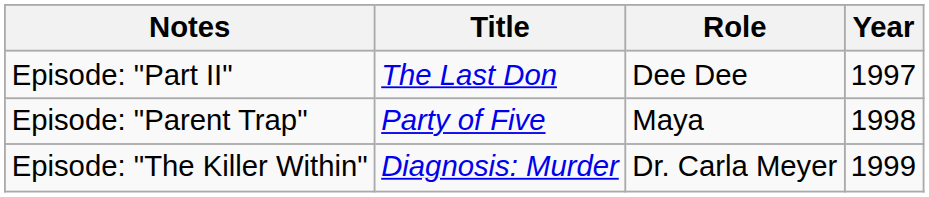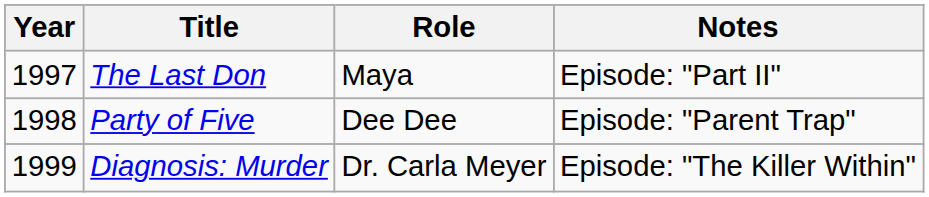columns swapped: (883, 27) <-> (190, 27)
(690, 74) Dee Dee -> (377, 74) Maya
(668, 120) Maya -> (399, 120) Dee Dee
